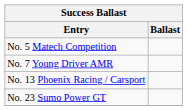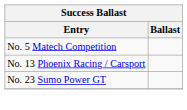- row: (60, 63)
